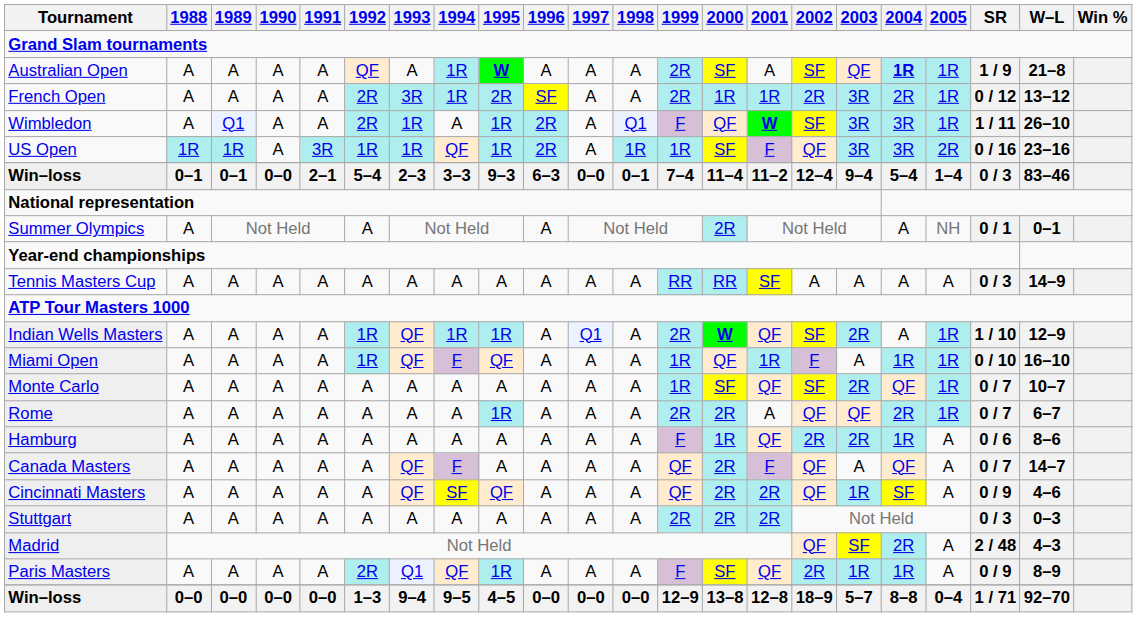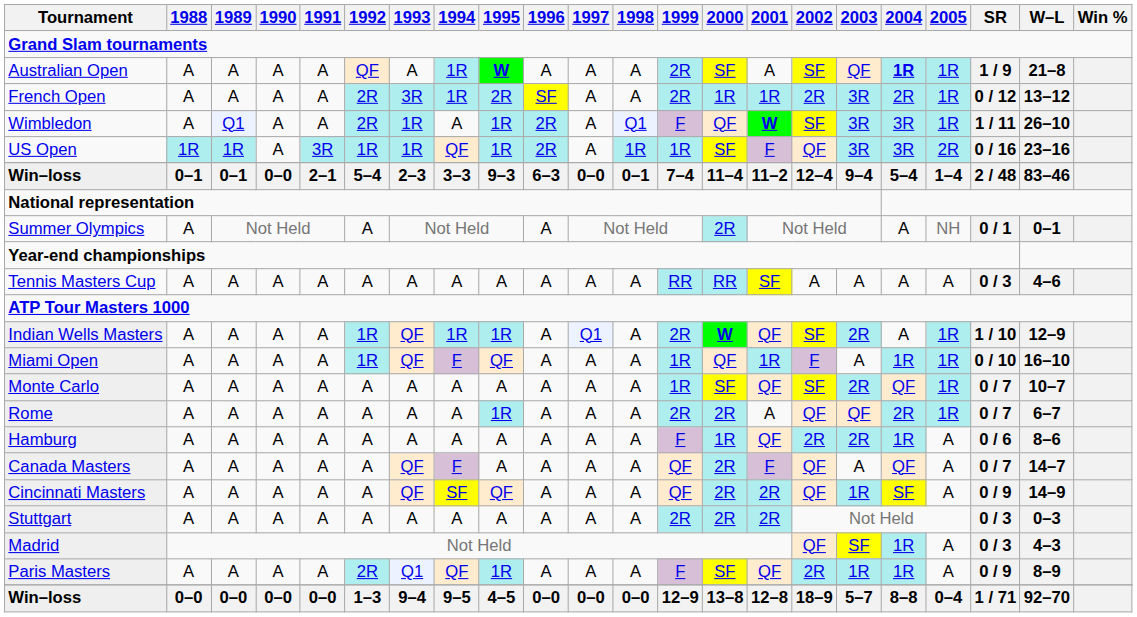(995, 176) 0 / 3 -> (995, 176) 2 / 48
(1047, 281) 14–9 -> (1047, 281) 4–6
(1047, 492) 4–6 -> (1047, 492) 14–9
(904, 545) 2R -> (904, 545) 1R
(995, 545) 2 / 48 -> (995, 545) 0 / 3
